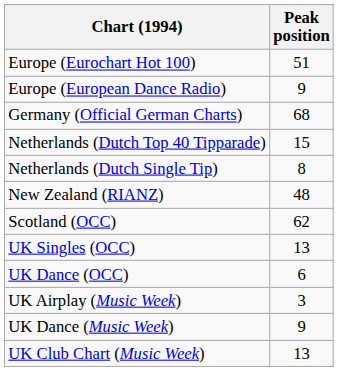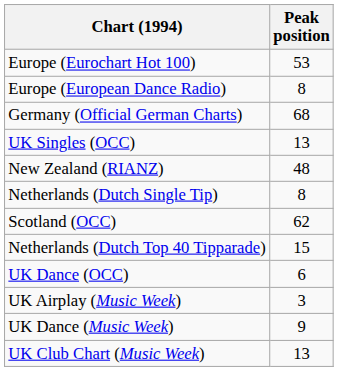(302, 62) 51 -> (302, 62) 53
(302, 89) 9 -> (302, 89) 8
rows swapped: (137, 141) <-> (72, 247)
rows swapped: (113, 168) <-> (86, 194)
